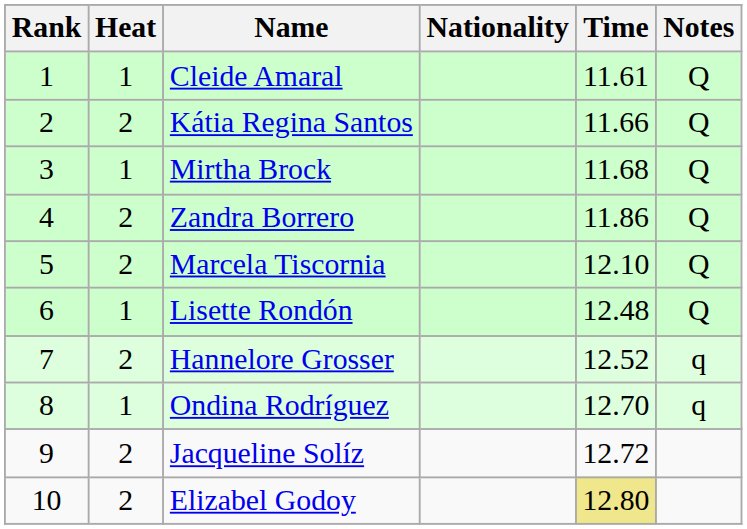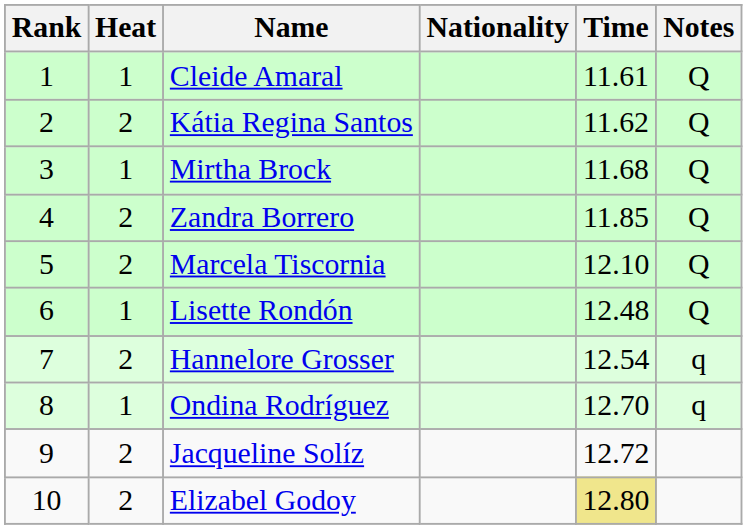(616, 122) 11.66 -> (616, 122) 11.62
(616, 216) 11.86 -> (616, 216) 11.85
(616, 358) 12.52 -> (616, 358) 12.54
